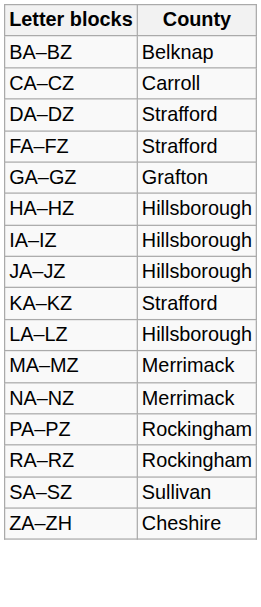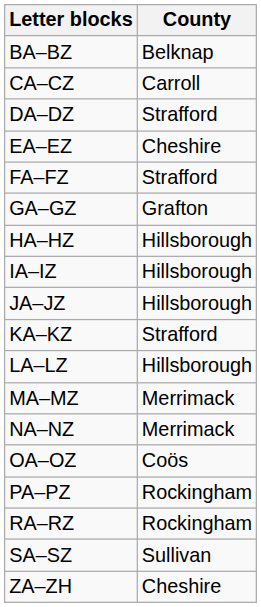+ row: (41, 146)
+ row: (43, 460)
